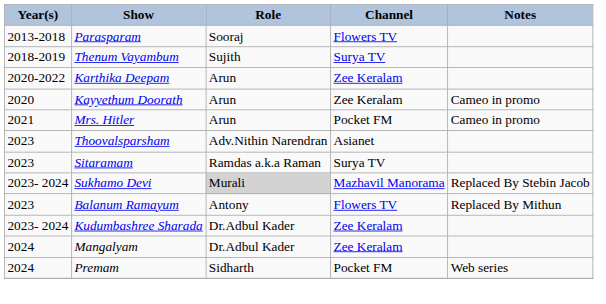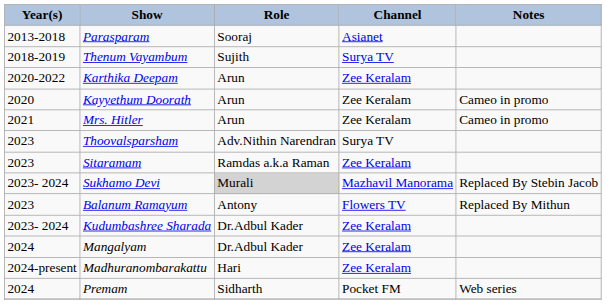(365, 36) Flowers TV -> (362, 36) Asianet
(363, 120) Pocket FM -> (377, 120) Zee Keralam
(354, 141) Asianet -> (368, 141) Surya TV
(359, 162) Surya TV -> (377, 162) Zee Keralam
+ row: (145, 267)
